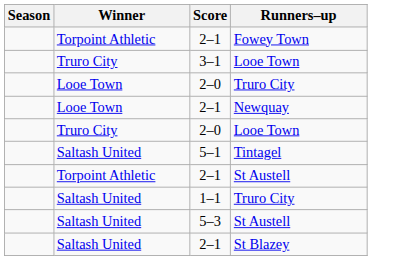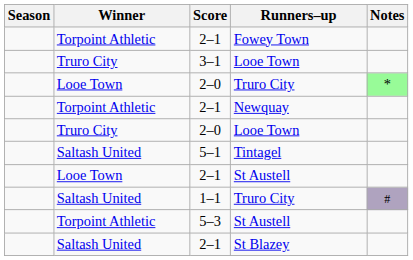+ column: (387, 15)
(90, 107) Looe Town -> (106, 107) Torpoint Athletic
(106, 175) Torpoint Athletic -> (90, 175) Looe Town
(99, 221) Saltash United -> (106, 221) Torpoint Athletic
